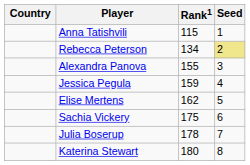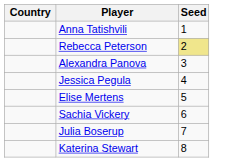- column: (196, 14)
